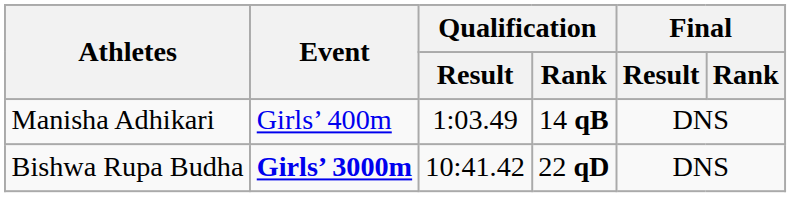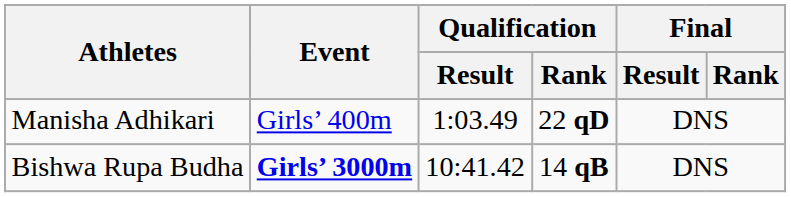(574, 121) 14 qB -> (574, 121) 22 qD
(574, 167) 22 qD -> (574, 167) 14 qB
